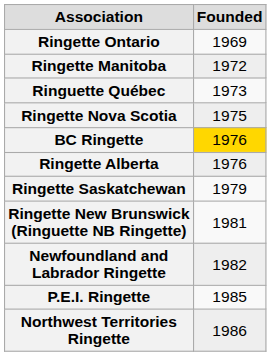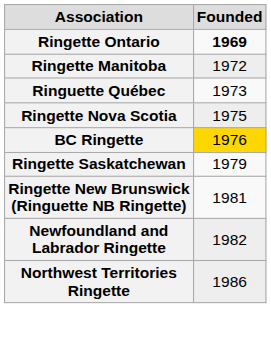(230, 42) normal -> (230, 42) bold
- row: (99, 165)
- row: (99, 297)
